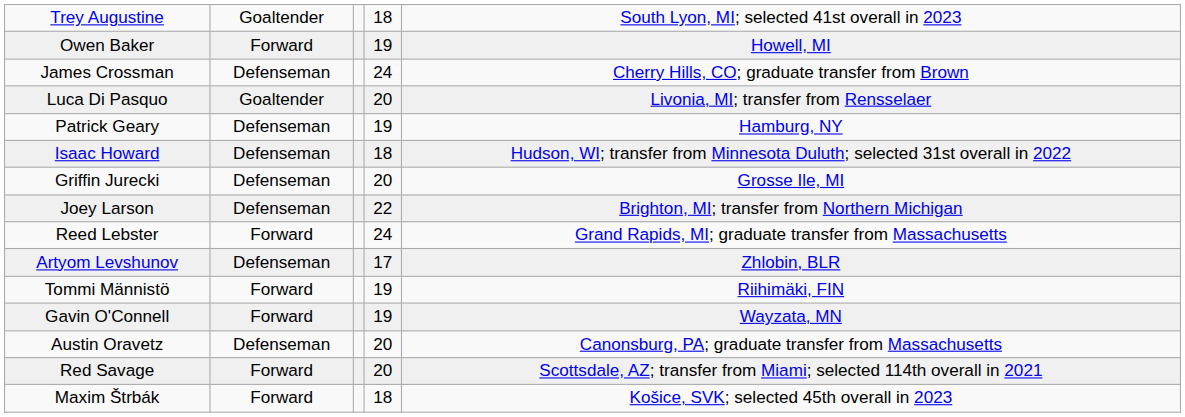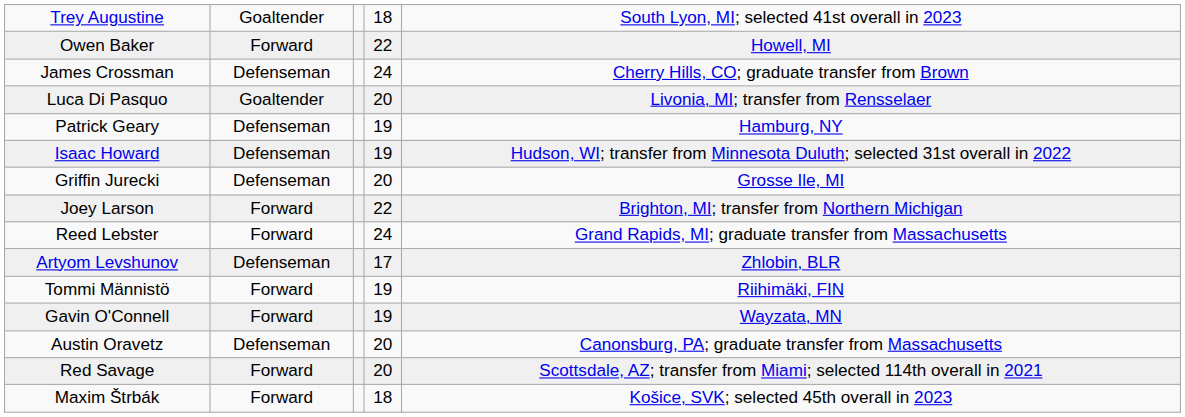(383, 45) 19 -> (383, 45) 22
(383, 153) 18 -> (383, 153) 19
(282, 208) Defenseman -> (282, 208) Forward
